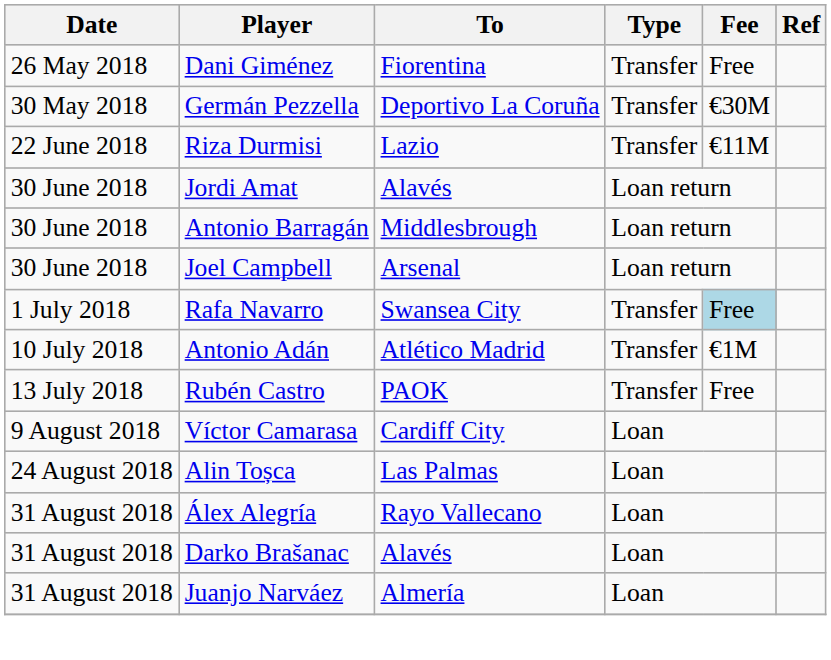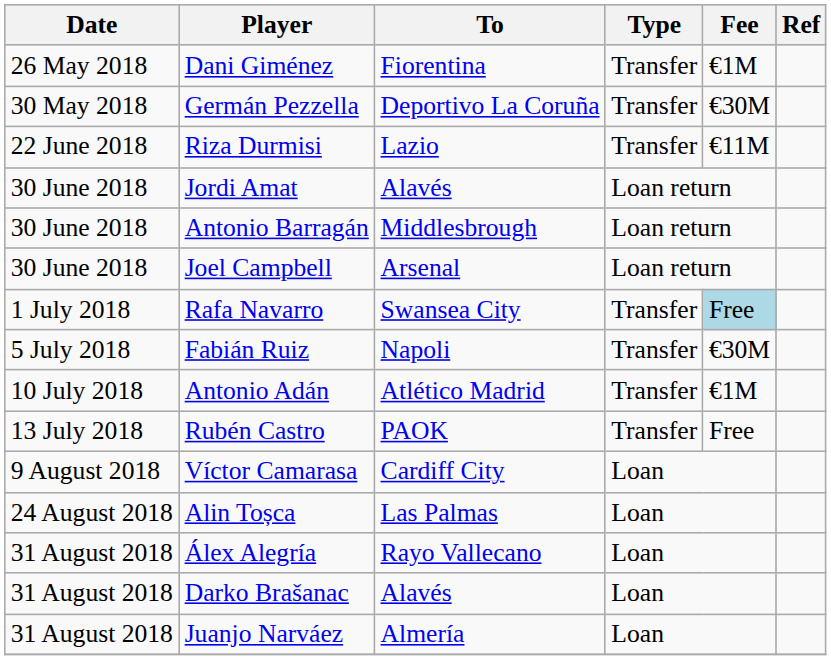(732, 65) Free -> (733, 65) €1M
+ row: (247, 349)
